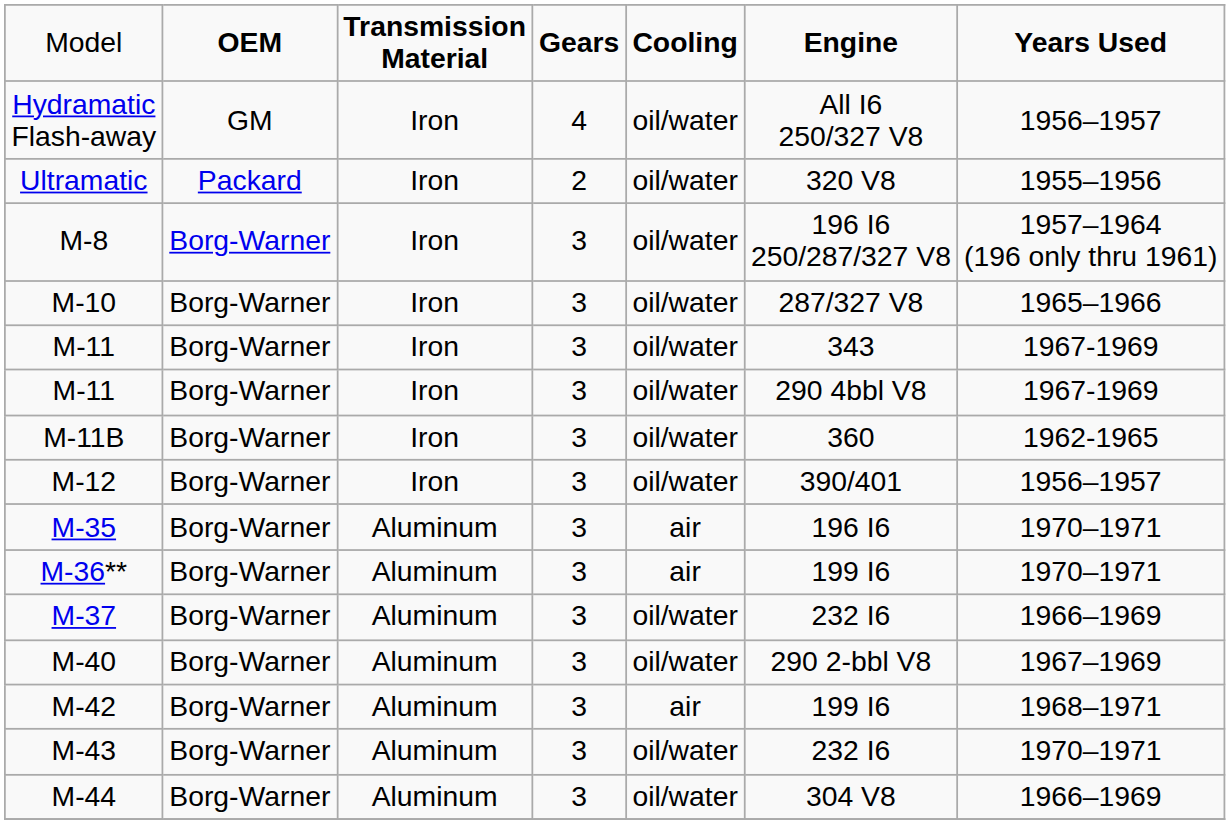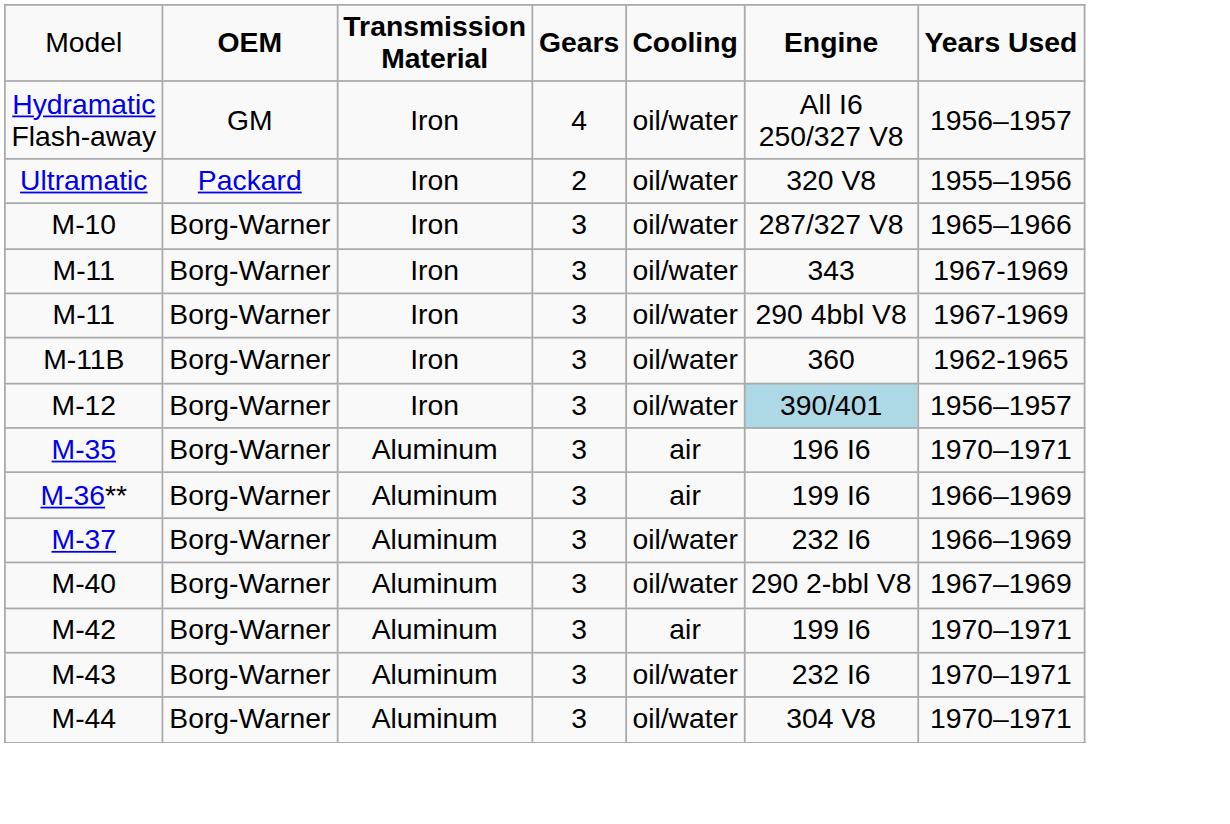- row: (84, 241)
(851, 481) no background -> (831, 405) lightblue background
(1091, 571) 1970–1971 -> (1001, 494) 1966–1969
(1091, 706) 1968–1971 -> (1001, 629) 1970–1971
(1091, 796) 1966–1969 -> (1001, 719) 1970–1971
